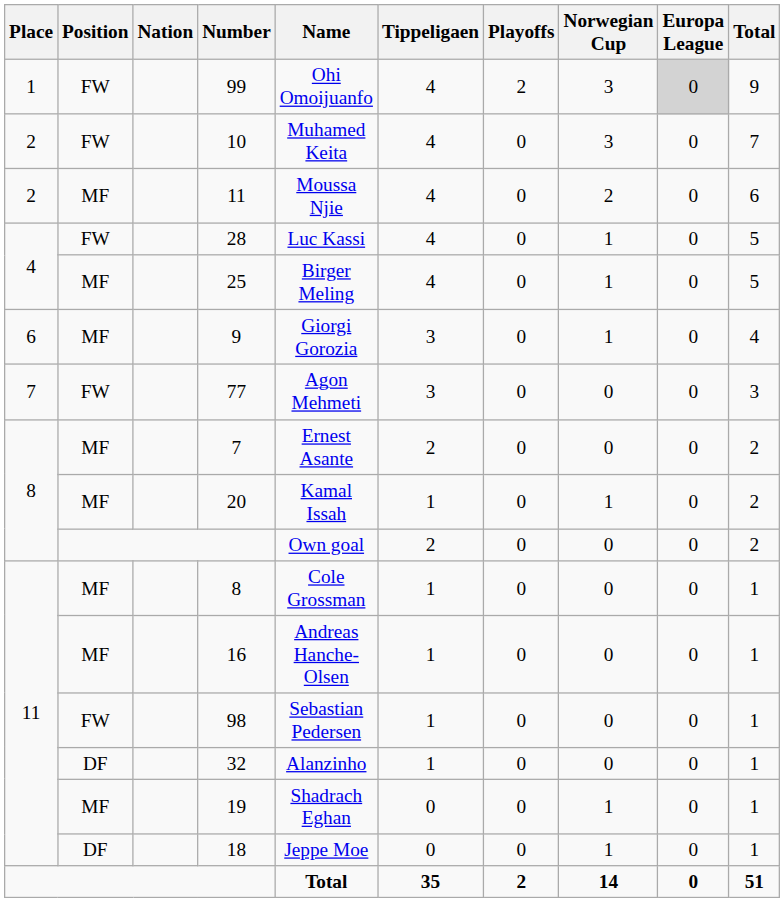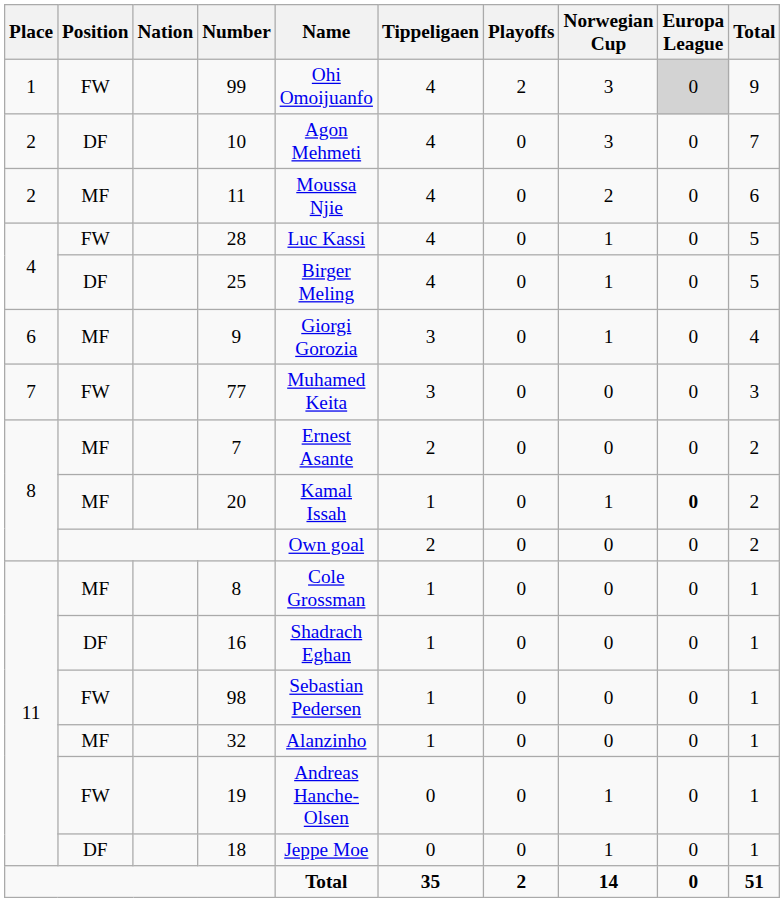(95, 141) FW -> (95, 141) DF
(326, 141) Muhamed Keita -> (326, 141) Agon Mehmeti
(95, 282) MF -> (95, 282) DF
(326, 391) Agon Mehmeti -> (326, 391) Muhamed Keita
(693, 501) normal -> (693, 501) bold
(95, 654) MF -> (95, 642) DF
(326, 654) Andreas Hanche-Olsen -> (326, 642) Shadrach Eghan
(95, 763) DF -> (95, 740) MF
(95, 806) MF -> (95, 795) FW
(326, 806) Shadrach Eghan -> (326, 795) Andreas Hanche-Olsen
